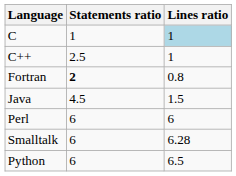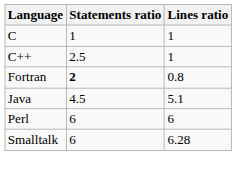(171, 35) lightblue background -> (171, 35) no background
(176, 98) 1.5 -> (176, 98) 5.1
- row: (26, 160)
